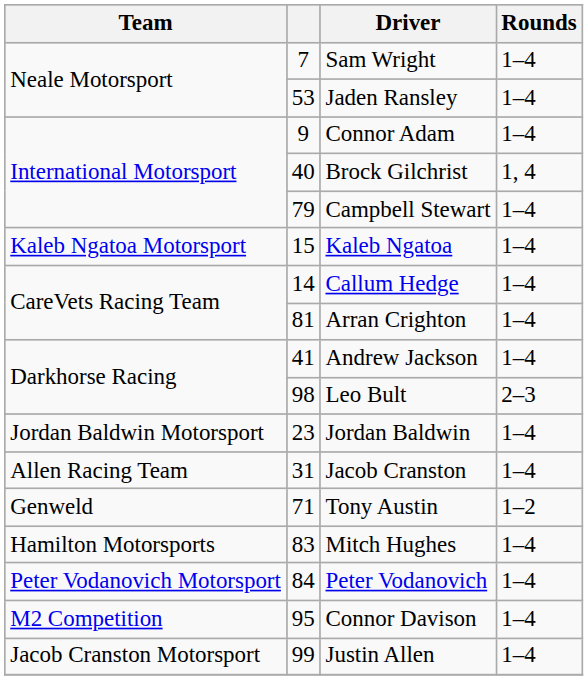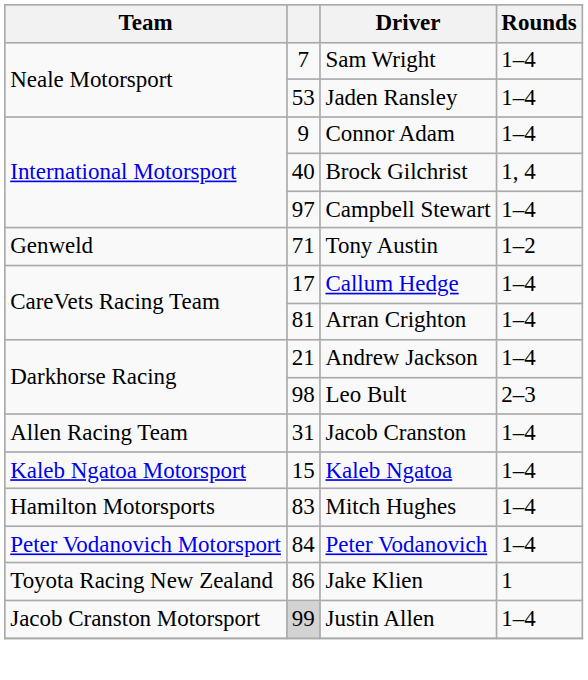(303, 209) 79 -> (303, 209) 97
rows swapped: (389, 246) <-> (382, 506)
(303, 283) 14 -> (303, 283) 17
(303, 358) 41 -> (303, 358) 21
- row: (398, 432)
+ row: (374, 581)
- row: (401, 618)
(303, 655) no background -> (303, 618) lightgrey background
